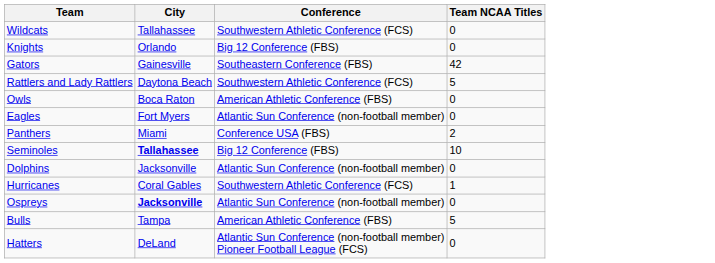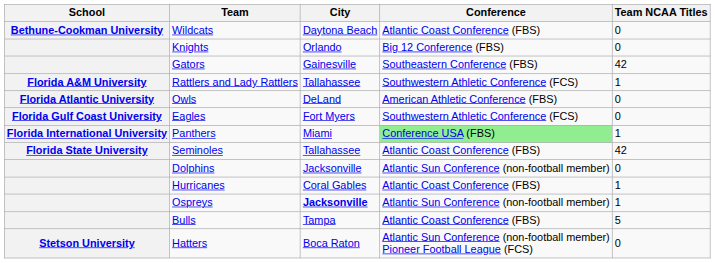+ column: (87, 13)
(166, 30) Tallahassee -> (340, 30) Daytona Beach
(315, 30) Southwestern Athletic Conference (FCS) -> (461, 30) Atlantic Coast Conference (FBS)
(175, 82) Daytona Beach -> (332, 82) Tallahassee
(452, 82) 5 -> (618, 82) 1
(166, 99) Boca Raton -> (322, 99) DeLand
(331, 116) Atlantic Sun Conference (non-football member) -> (480, 116) Southwestern Athletic Conference (FCS)
(273, 133) no background -> (439, 133) lightgreen background
(452, 133) 2 -> (618, 133) 1
(168, 151) bold -> (332, 151) normal
(278, 151) Big 12 Conference (FBS) -> (461, 151) Atlantic Coast Conference (FBS)
(456, 151) 10 -> (621, 151) 42
(315, 185) Southwestern Athletic Conference (FCS) -> (461, 185) Atlantic Coast Conference (FBS)
(452, 202) 0 -> (618, 202) 1
(304, 220) American Athletic Conference (FBS) -> (461, 220) Atlantic Coast Conference (FBS)
(157, 243) DeLand -> (331, 243) Boca Raton
